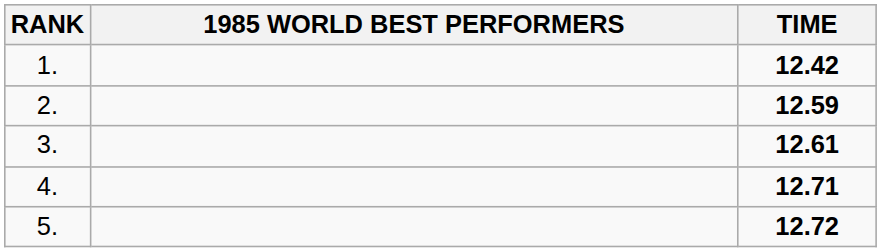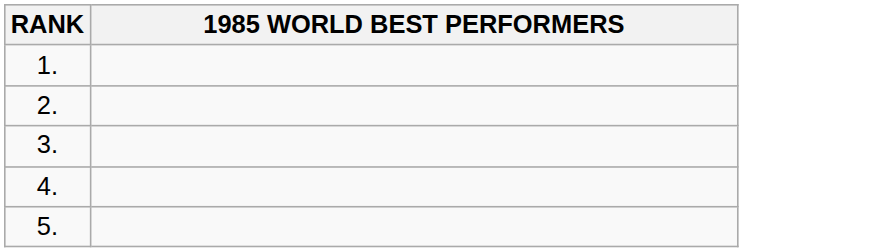- column: (807, 24)
